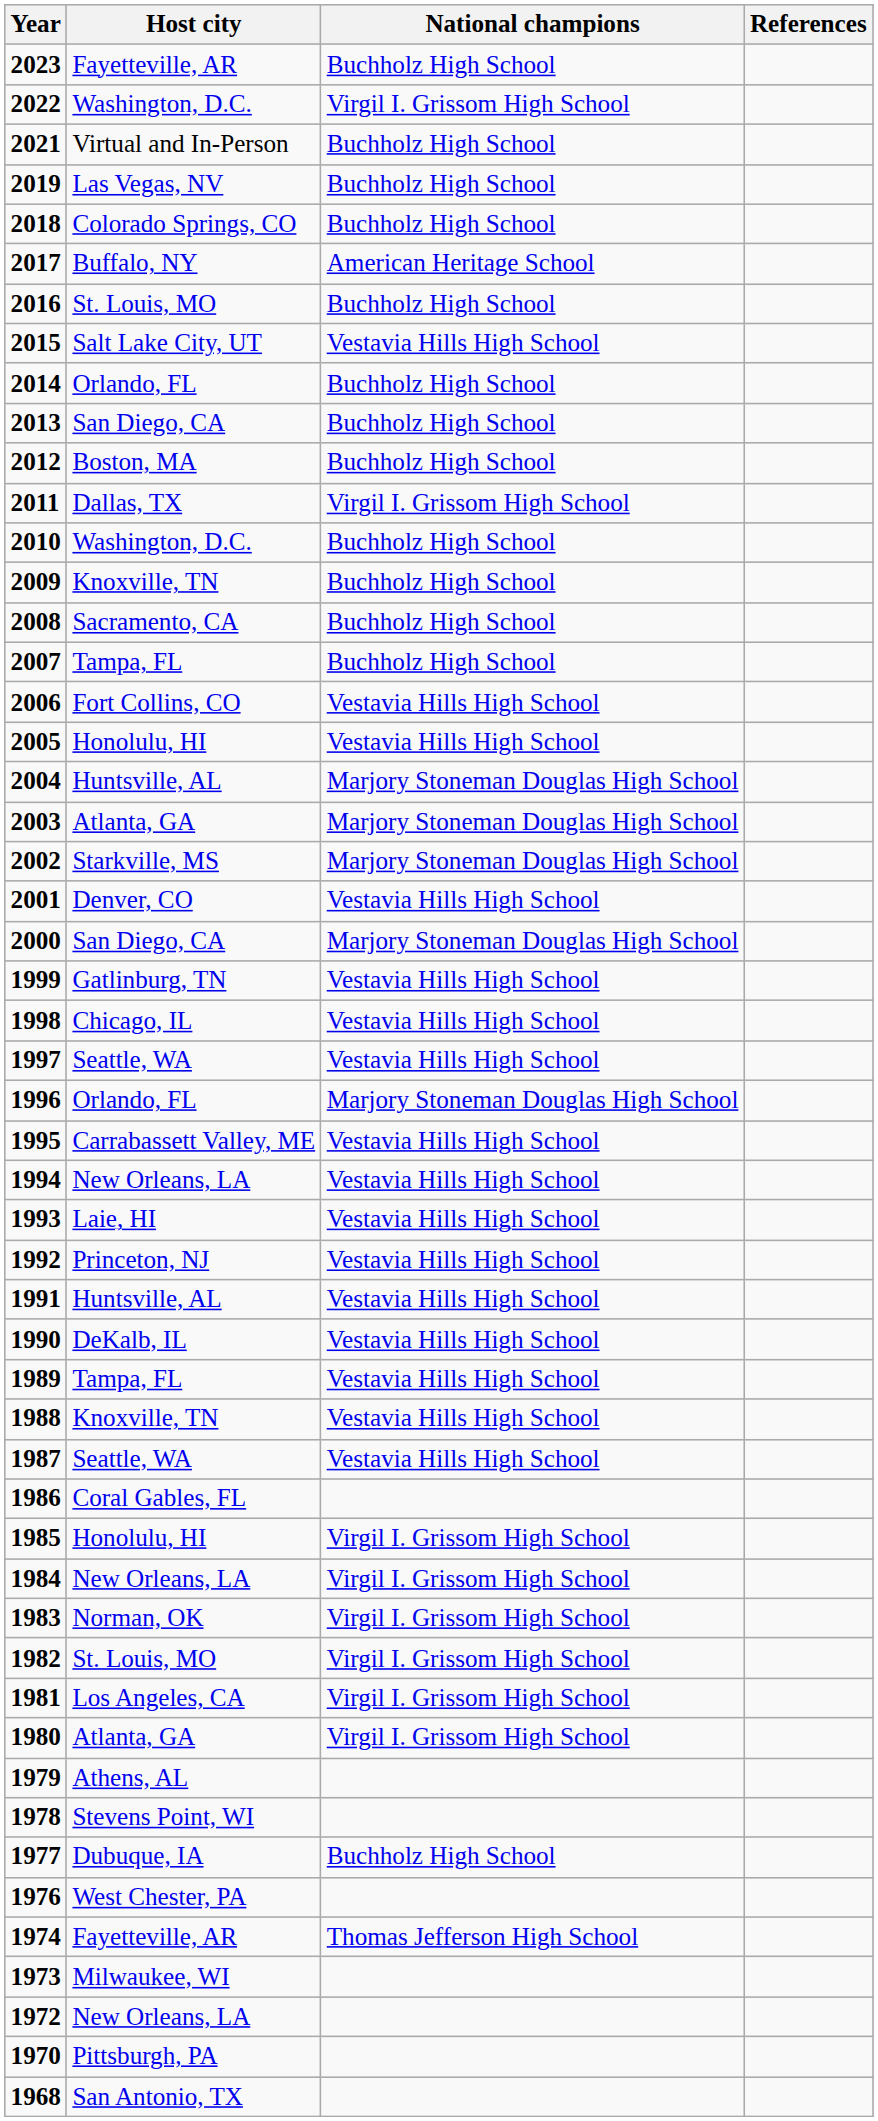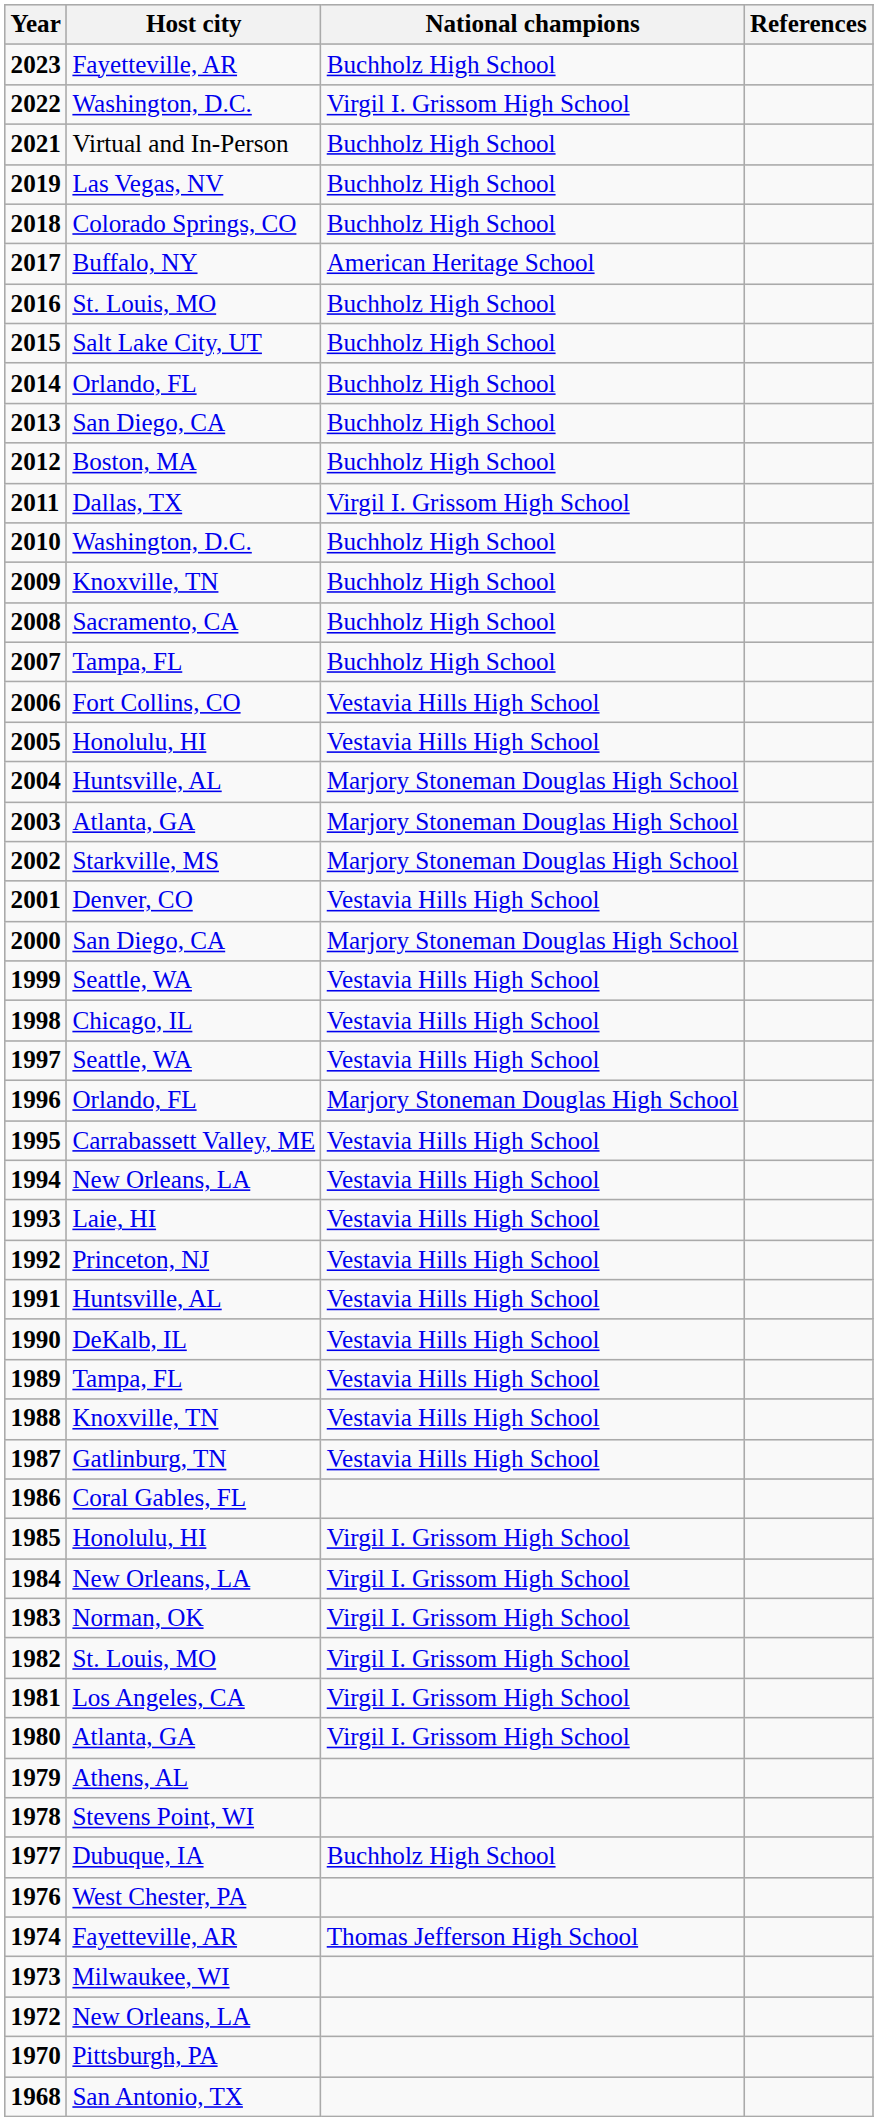(463, 343) Vestavia Hills High School -> (441, 343) Buchholz High School
(149, 980) Gatlinburg, TN -> (132, 980) Seattle, WA
(132, 1458) Seattle, WA -> (149, 1458) Gatlinburg, TN
